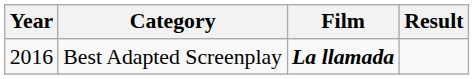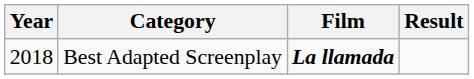(31, 56) 2016 -> (31, 56) 2018
